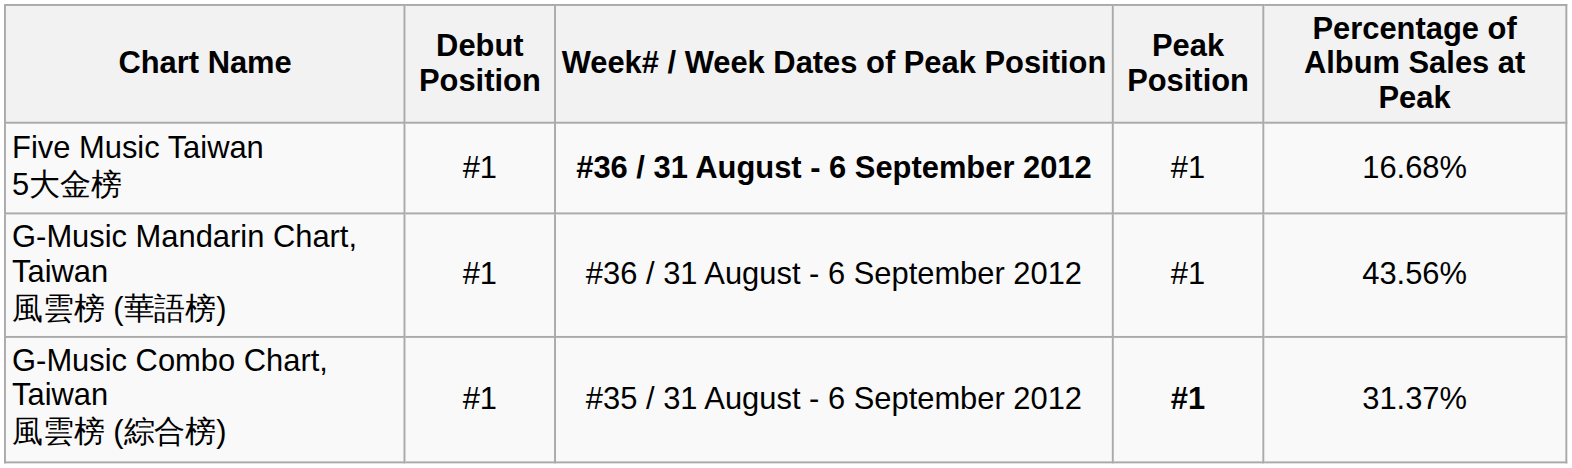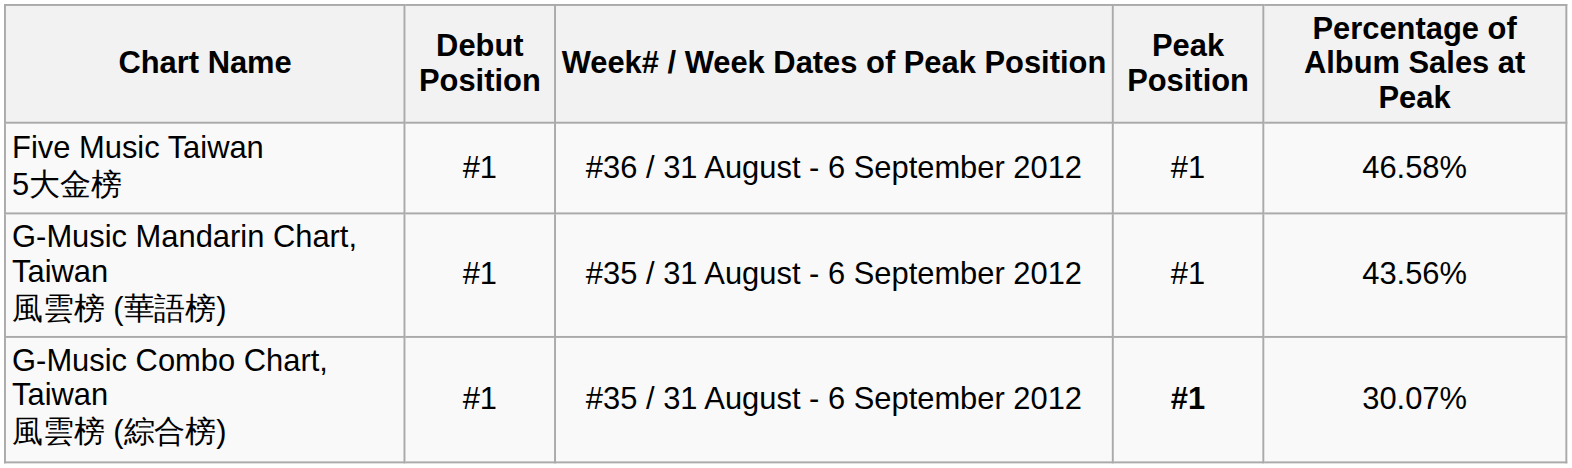(834, 167) bold -> (834, 167) normal
(1415, 167) 16.68% -> (1415, 167) 46.58%
(834, 274) #36 / 31 August - 6 September 2012 -> (834, 274) #35 / 31 August - 6 September 2012
(1415, 398) 31.37% -> (1415, 398) 30.07%
